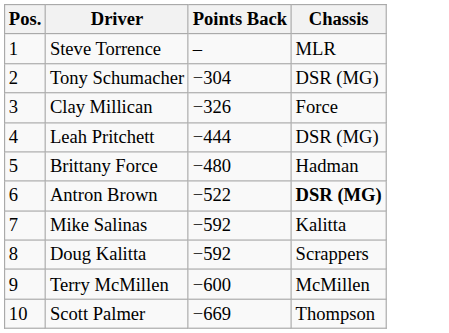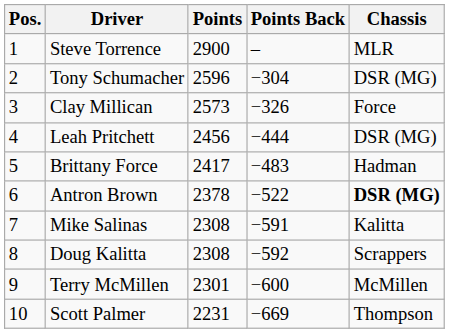+ column: (217, 19)
(212, 166) −480 -> (270, 166) −483
(212, 225) −592 -> (270, 225) −591
